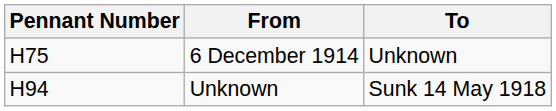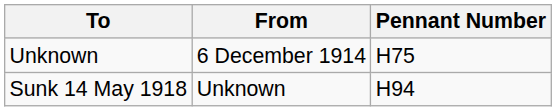columns swapped: (95, 21) <-> (457, 21)
